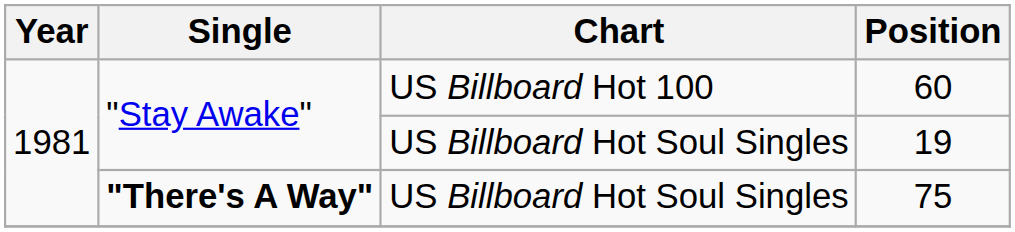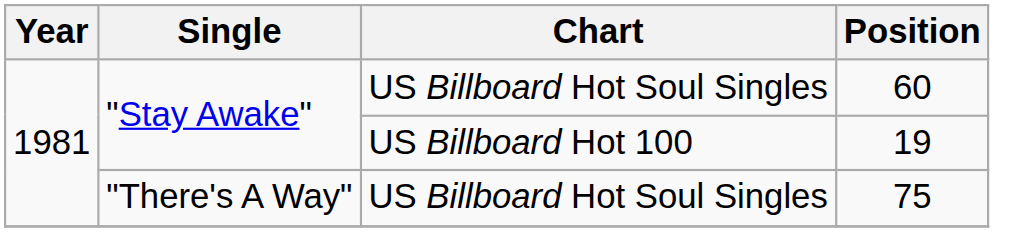(551, 87) US Billboard Hot 100 -> (598, 87) US Billboard Hot Soul Singles
(619, 142) US Billboard Hot Soul Singles -> (531, 142) US Billboard Hot 100
(240, 197) bold -> (229, 197) normal
